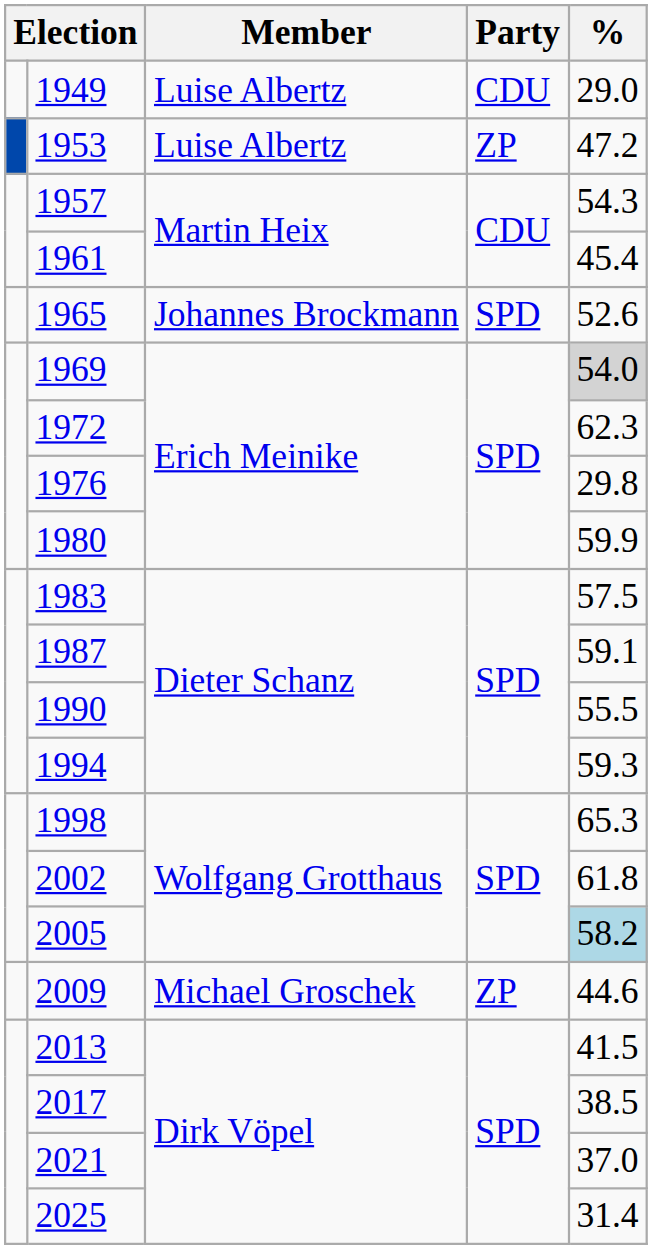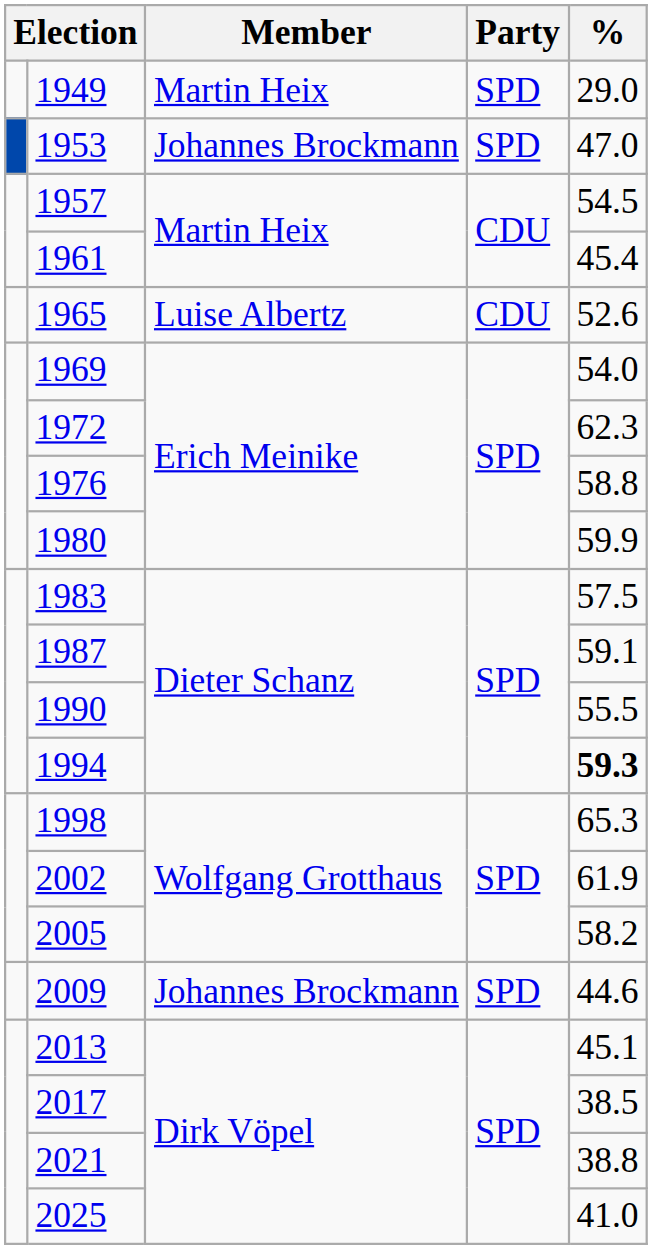(250, 88) Luise Albertz -> (241, 88) Martin Heix
(513, 88) CDU -> (508, 88) SPD
(250, 145) Luise Albertz -> (306, 145) Johannes Brockmann
(496, 145) ZP -> (508, 145) SPD
(607, 145) 47.2 -> (607, 145) 47.0
(607, 201) 54.3 -> (607, 201) 54.5
(306, 314) Johannes Brockmann -> (250, 314) Luise Albertz
(508, 314) SPD -> (513, 314) CDU
(607, 370) lightgrey background -> (607, 370) no background
(607, 483) 29.8 -> (607, 483) 58.8
(607, 764) normal -> (607, 764) bold
(607, 877) 61.8 -> (607, 877) 61.9
(607, 933) lightblue background -> (607, 933) no background
(285, 990) Michael Groschek -> (306, 990) Johannes Brockmann
(496, 990) ZP -> (508, 990) SPD
(607, 1046) 41.5 -> (607, 1046) 45.1
(607, 1159) 37.0 -> (607, 1159) 38.8
(607, 1215) 31.4 -> (607, 1215) 41.0
